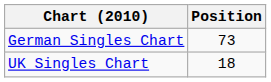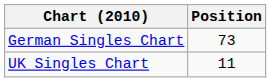(227, 64) 18 -> (227, 64) 11
